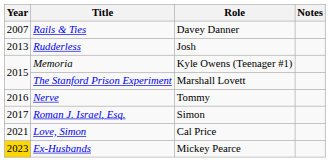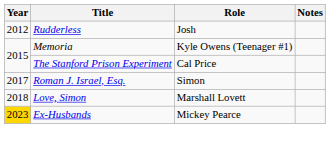- row: (60, 30)
(18, 47) 2013 -> (18, 30) 2012
(211, 81) Marshall Lovett -> (197, 64) Cal Price
- row: (46, 98)
(18, 132) 2021 -> (18, 98) 2018
(197, 132) Cal Price -> (211, 98) Marshall Lovett
